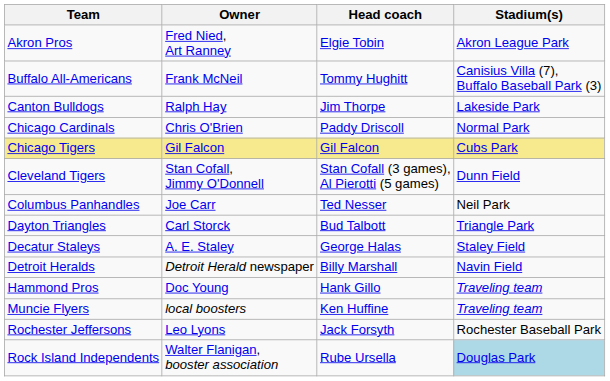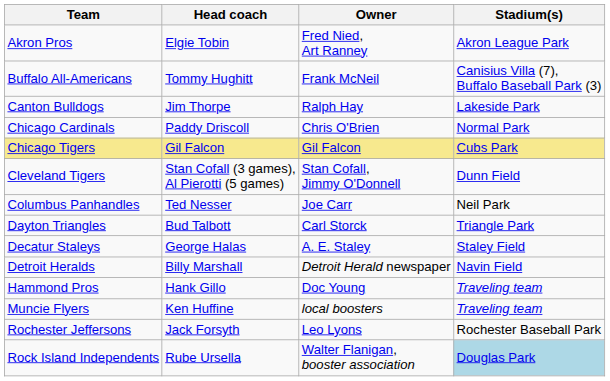columns swapped: (240, 14) <-> (385, 14)
